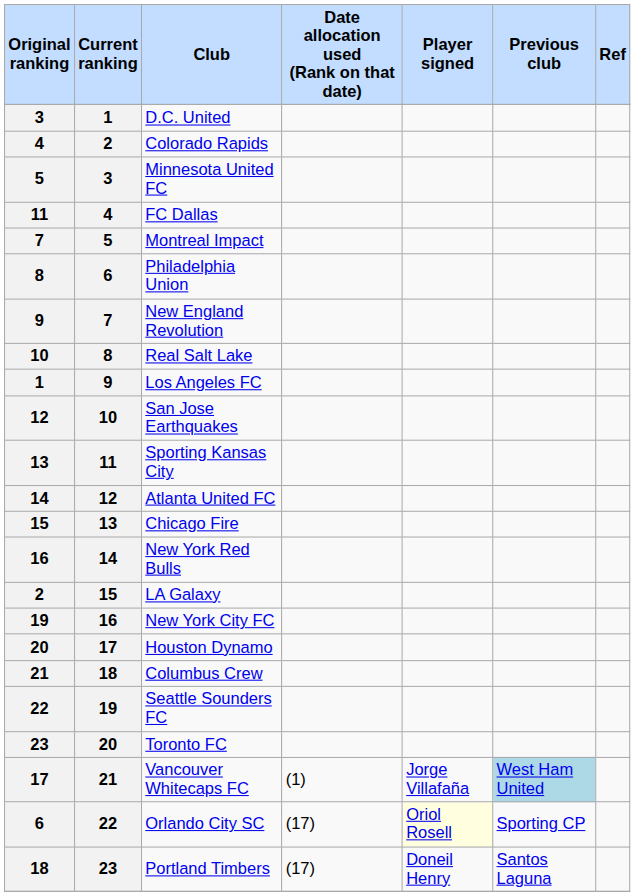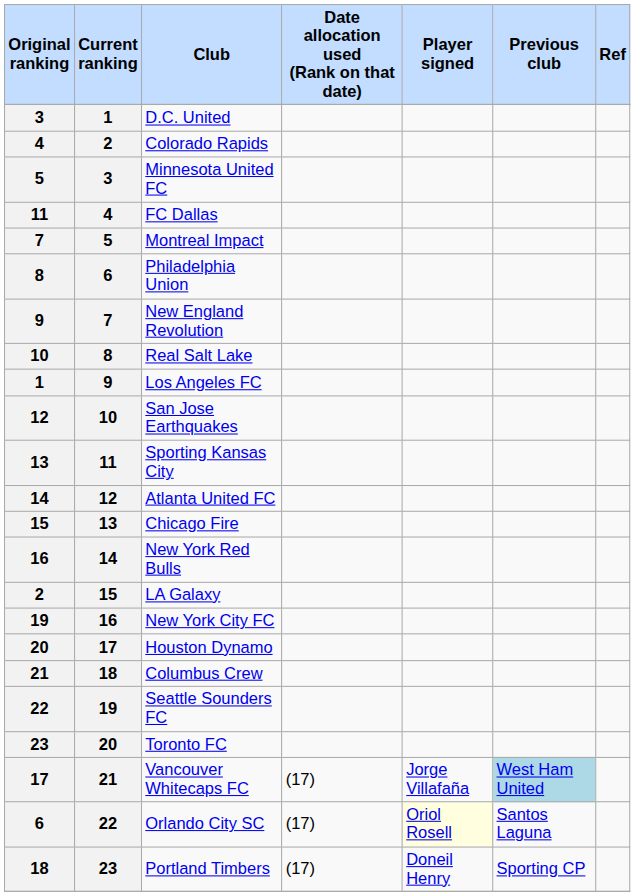(296, 779) (1) -> (300, 779) (17)
(541, 824) Sporting CP -> (524, 824) Santos Laguna
(524, 868) Santos Laguna -> (541, 868) Sporting CP
